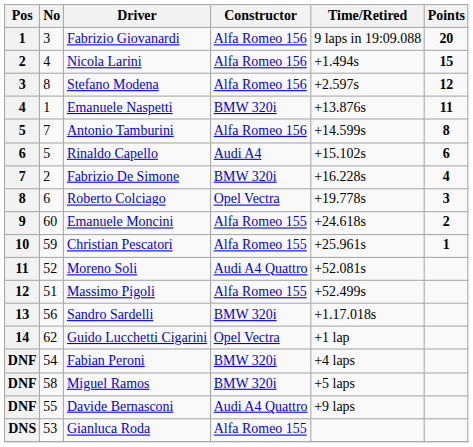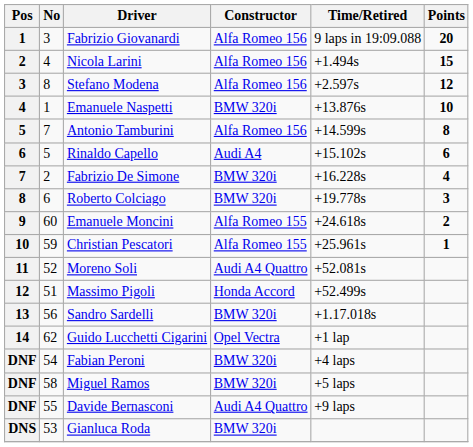(446, 107) 11 -> (446, 107) 10
(247, 199) Opel Vectra -> (245, 199) BMW 320i
(260, 291) Alfa Romeo 155 -> (254, 291) Honda Accord
(260, 429) Alfa Romeo 155 -> (245, 429) BMW 320i
